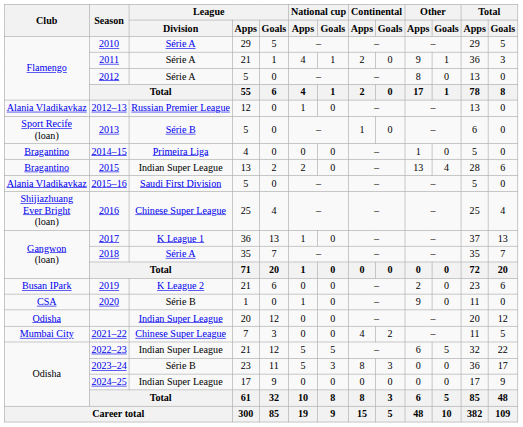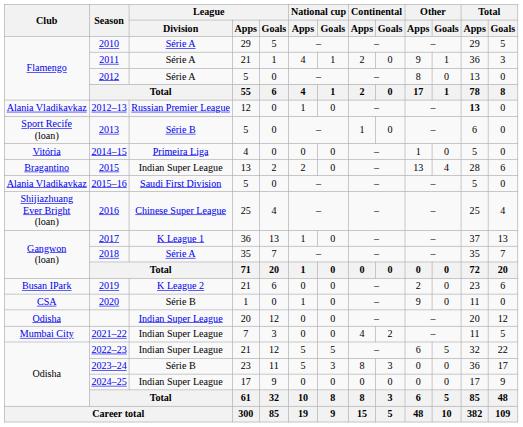(475, 108) normal -> (475, 108) bold
(47, 151) Bragantino -> (47, 151) Vitória
(181, 334) Chinese Super League -> (181, 334) Indian Super League
